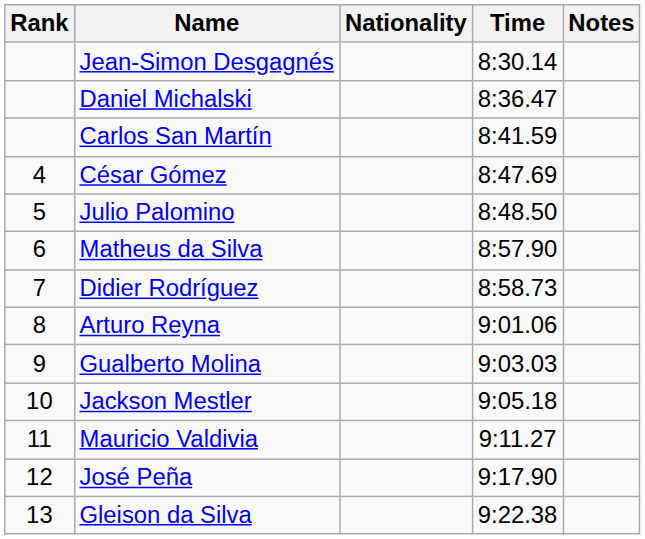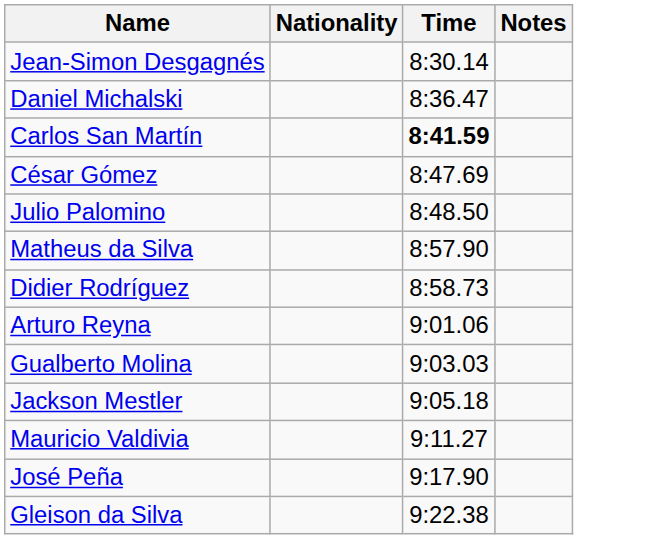- column: (39, 23)
(518, 136) normal -> (449, 136) bold
